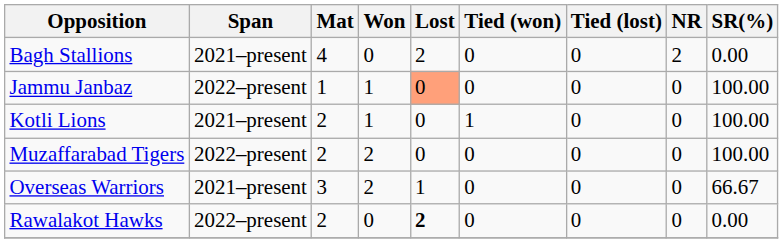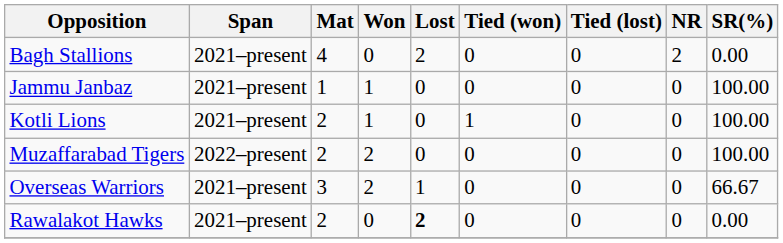(250, 87) 2022–present -> (250, 87) 2021–present
(420, 87) lightsalmon background -> (420, 87) no background
(250, 220) 2022–present -> (250, 220) 2021–present
